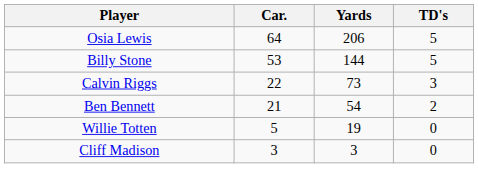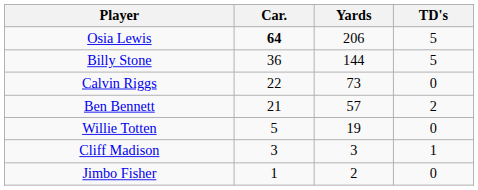(274, 38) normal -> (274, 38) bold
(274, 60) 53 -> (274, 60) 36
(433, 83) 3 -> (433, 83) 0
(354, 106) 54 -> (354, 106) 57
(433, 151) 0 -> (433, 151) 1
+ row: (119, 173)
